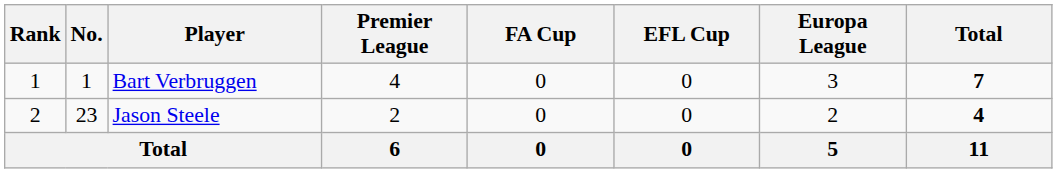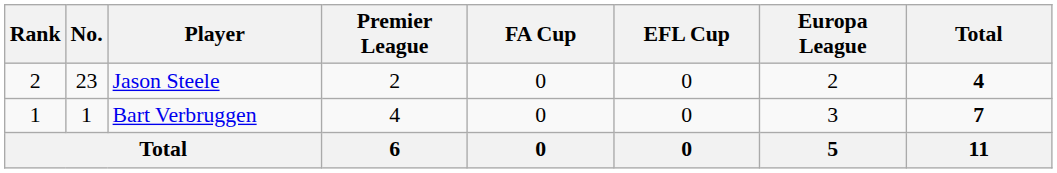rows swapped: (185, 80) <-> (166, 115)
